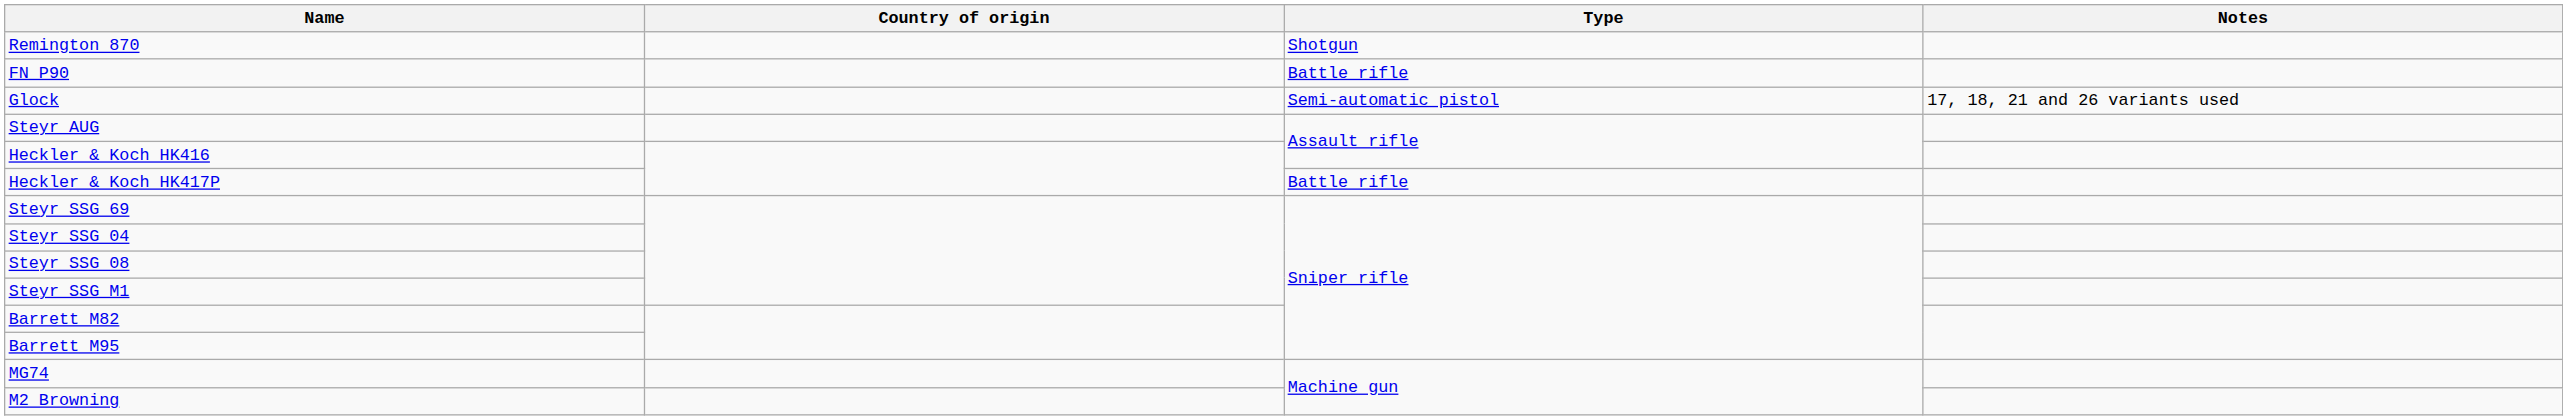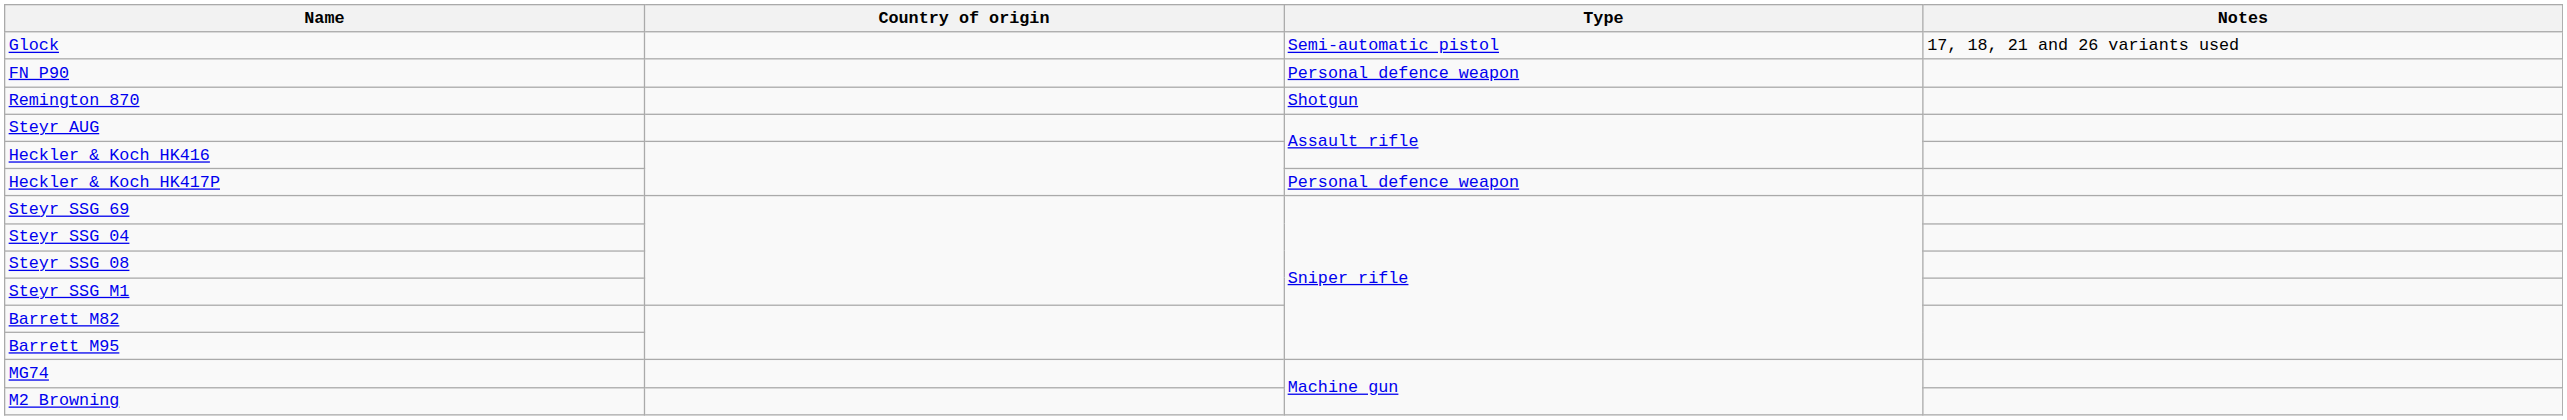rows swapped: (34, 100) <-> (74, 46)
(1348, 73) Battle rifle -> (1403, 73) Personal defence weapon
(1348, 182) Battle rifle -> (1403, 182) Personal defence weapon
